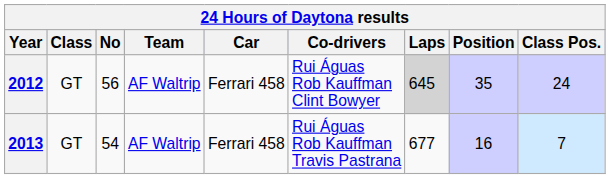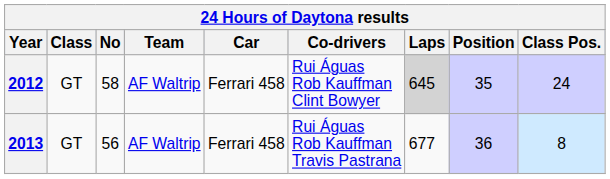(110, 84) 56 -> (110, 84) 58
(110, 144) 54 -> (110, 144) 56
(484, 144) 16 -> (484, 144) 36
(562, 144) 7 -> (562, 144) 8
